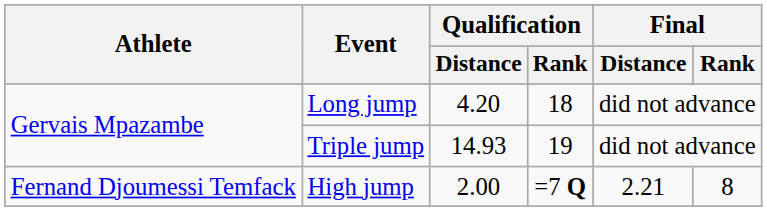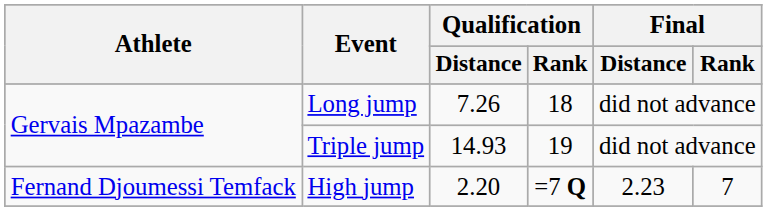(479, 104) 4.20 -> (479, 104) 7.26
(479, 186) 2.00 -> (479, 186) 2.20
(643, 186) 2.21 -> (643, 186) 2.23
(727, 186) 8 -> (727, 186) 7
